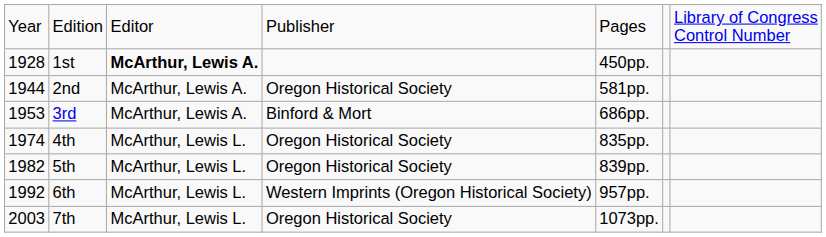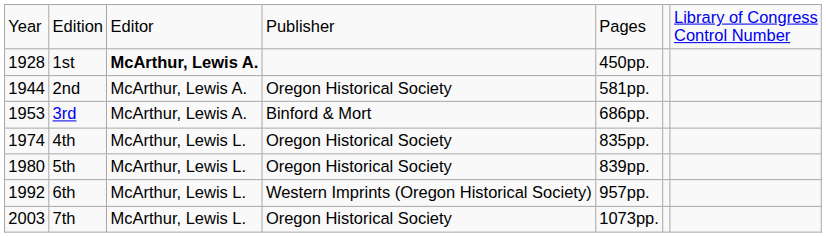(27, 166) 1982 -> (27, 166) 1980
